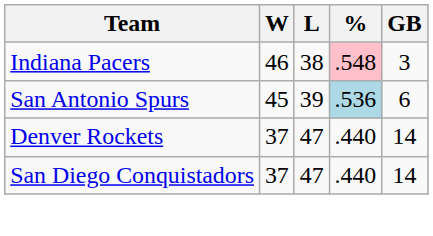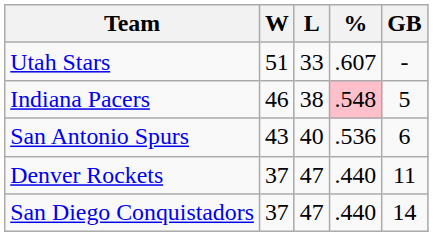+ row: (60, 61)
(405, 61) 3 -> (405, 99) 5
(277, 99) 45 -> (277, 136) 43
(312, 99) 39 -> (312, 136) 40
(355, 99) lightblue background -> (355, 136) no background
(405, 136) 14 -> (405, 174) 11
